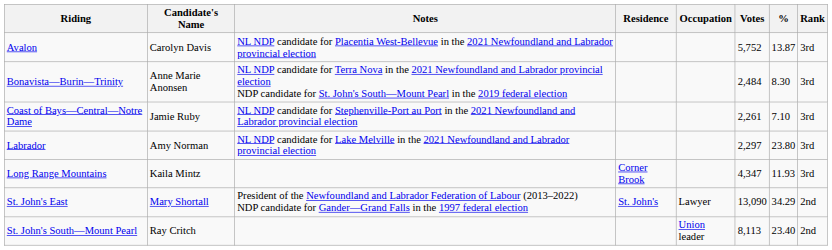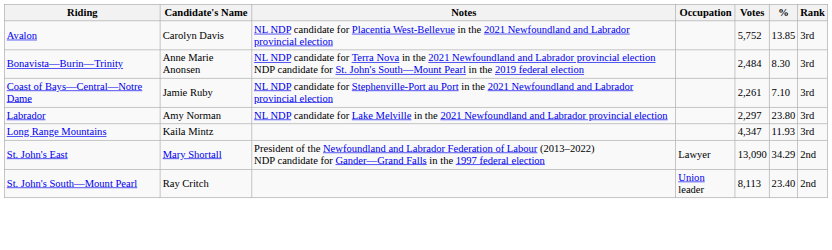- column: (646, 18)
(783, 47) 13.87 -> (783, 35) 13.85
